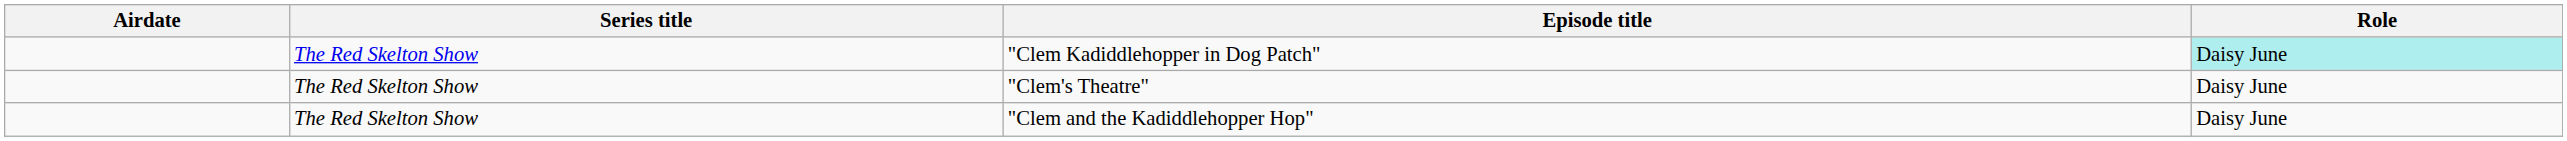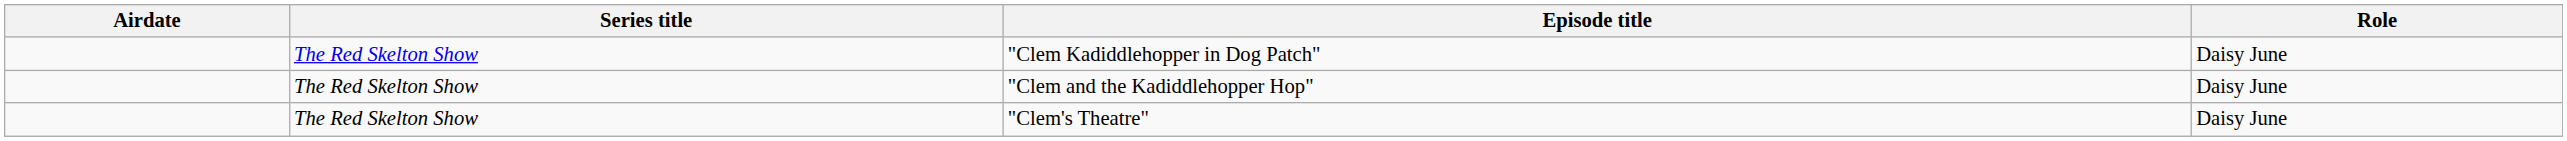(2242, 53) paleturquoise background -> (2242, 53) no background
rows swapped: (1078, 86) <-> (1161, 119)
